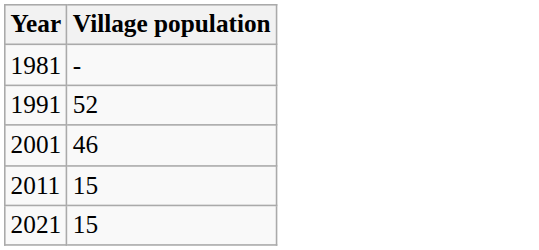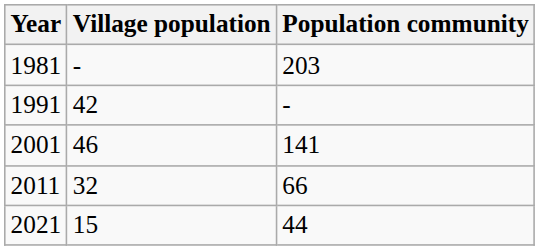+ column: (406, 24)
(85, 104) 52 -> (85, 104) 42
(85, 184) 15 -> (85, 184) 32
